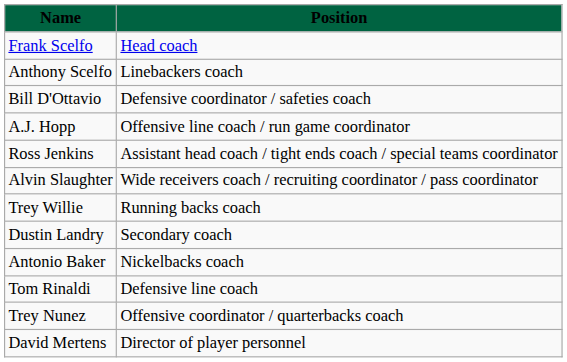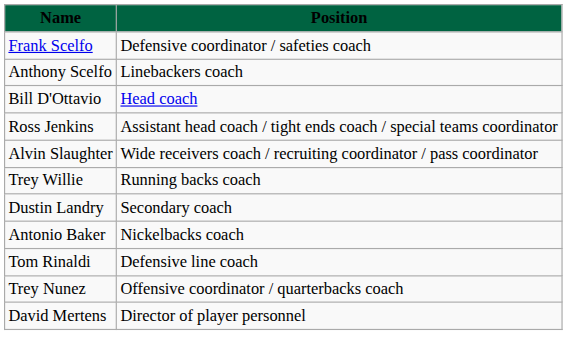(159, 45) Head coach -> (246, 45) Defensive coordinator / safeties coach
(246, 99) Defensive coordinator / safeties coach -> (159, 99) Head coach
- row: (42, 126)
